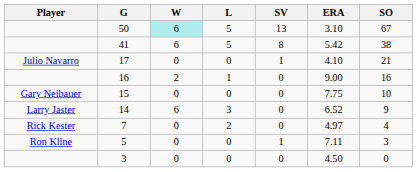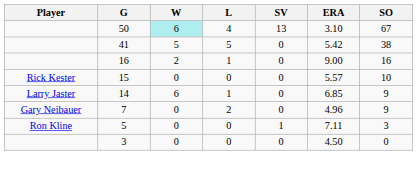(229, 28) 5 -> (229, 28) 4
(176, 45) 6 -> (176, 45) 5
(281, 45) 8 -> (281, 45) 0
- row: (124, 61)
(51, 93) Gary Neibauer -> (51, 77) Rick Kester
(334, 93) 7.75 -> (334, 77) 5.57
(229, 110) 3 -> (229, 93) 1
(334, 110) 6.52 -> (334, 93) 6.85
(51, 126) Rick Kester -> (51, 110) Gary Neibauer
(334, 126) 4.97 -> (334, 110) 4.96
(386, 126) 4 -> (386, 110) 9
